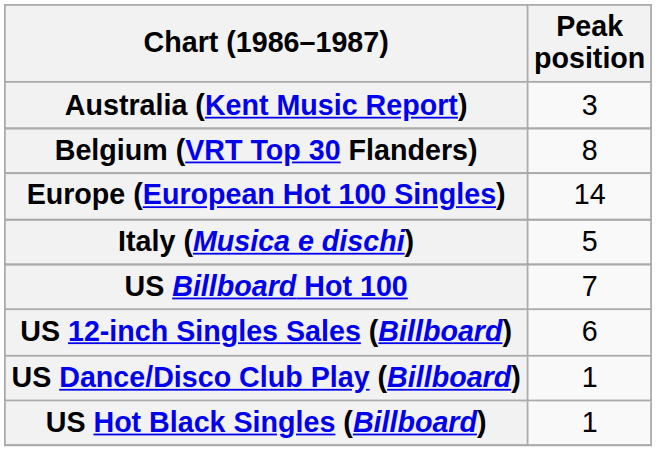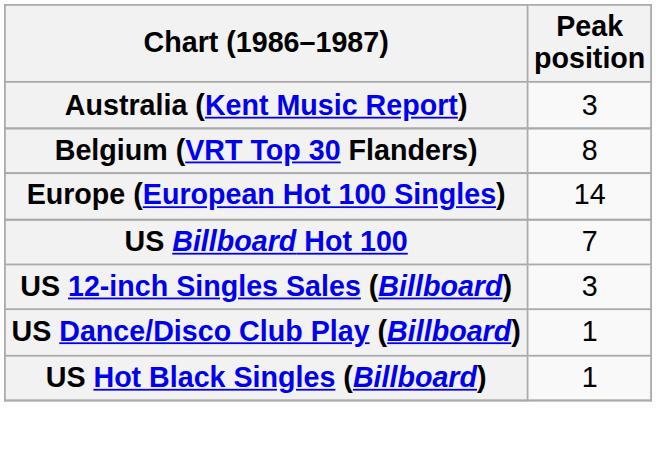- row: (266, 241)
(590, 331) 6 -> (590, 286) 3
